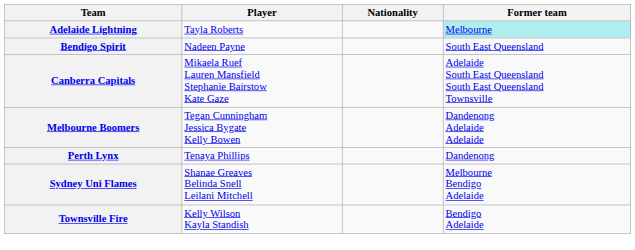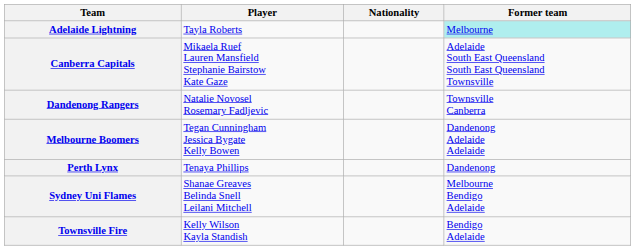- row: (93, 46)
+ row: (93, 104)
